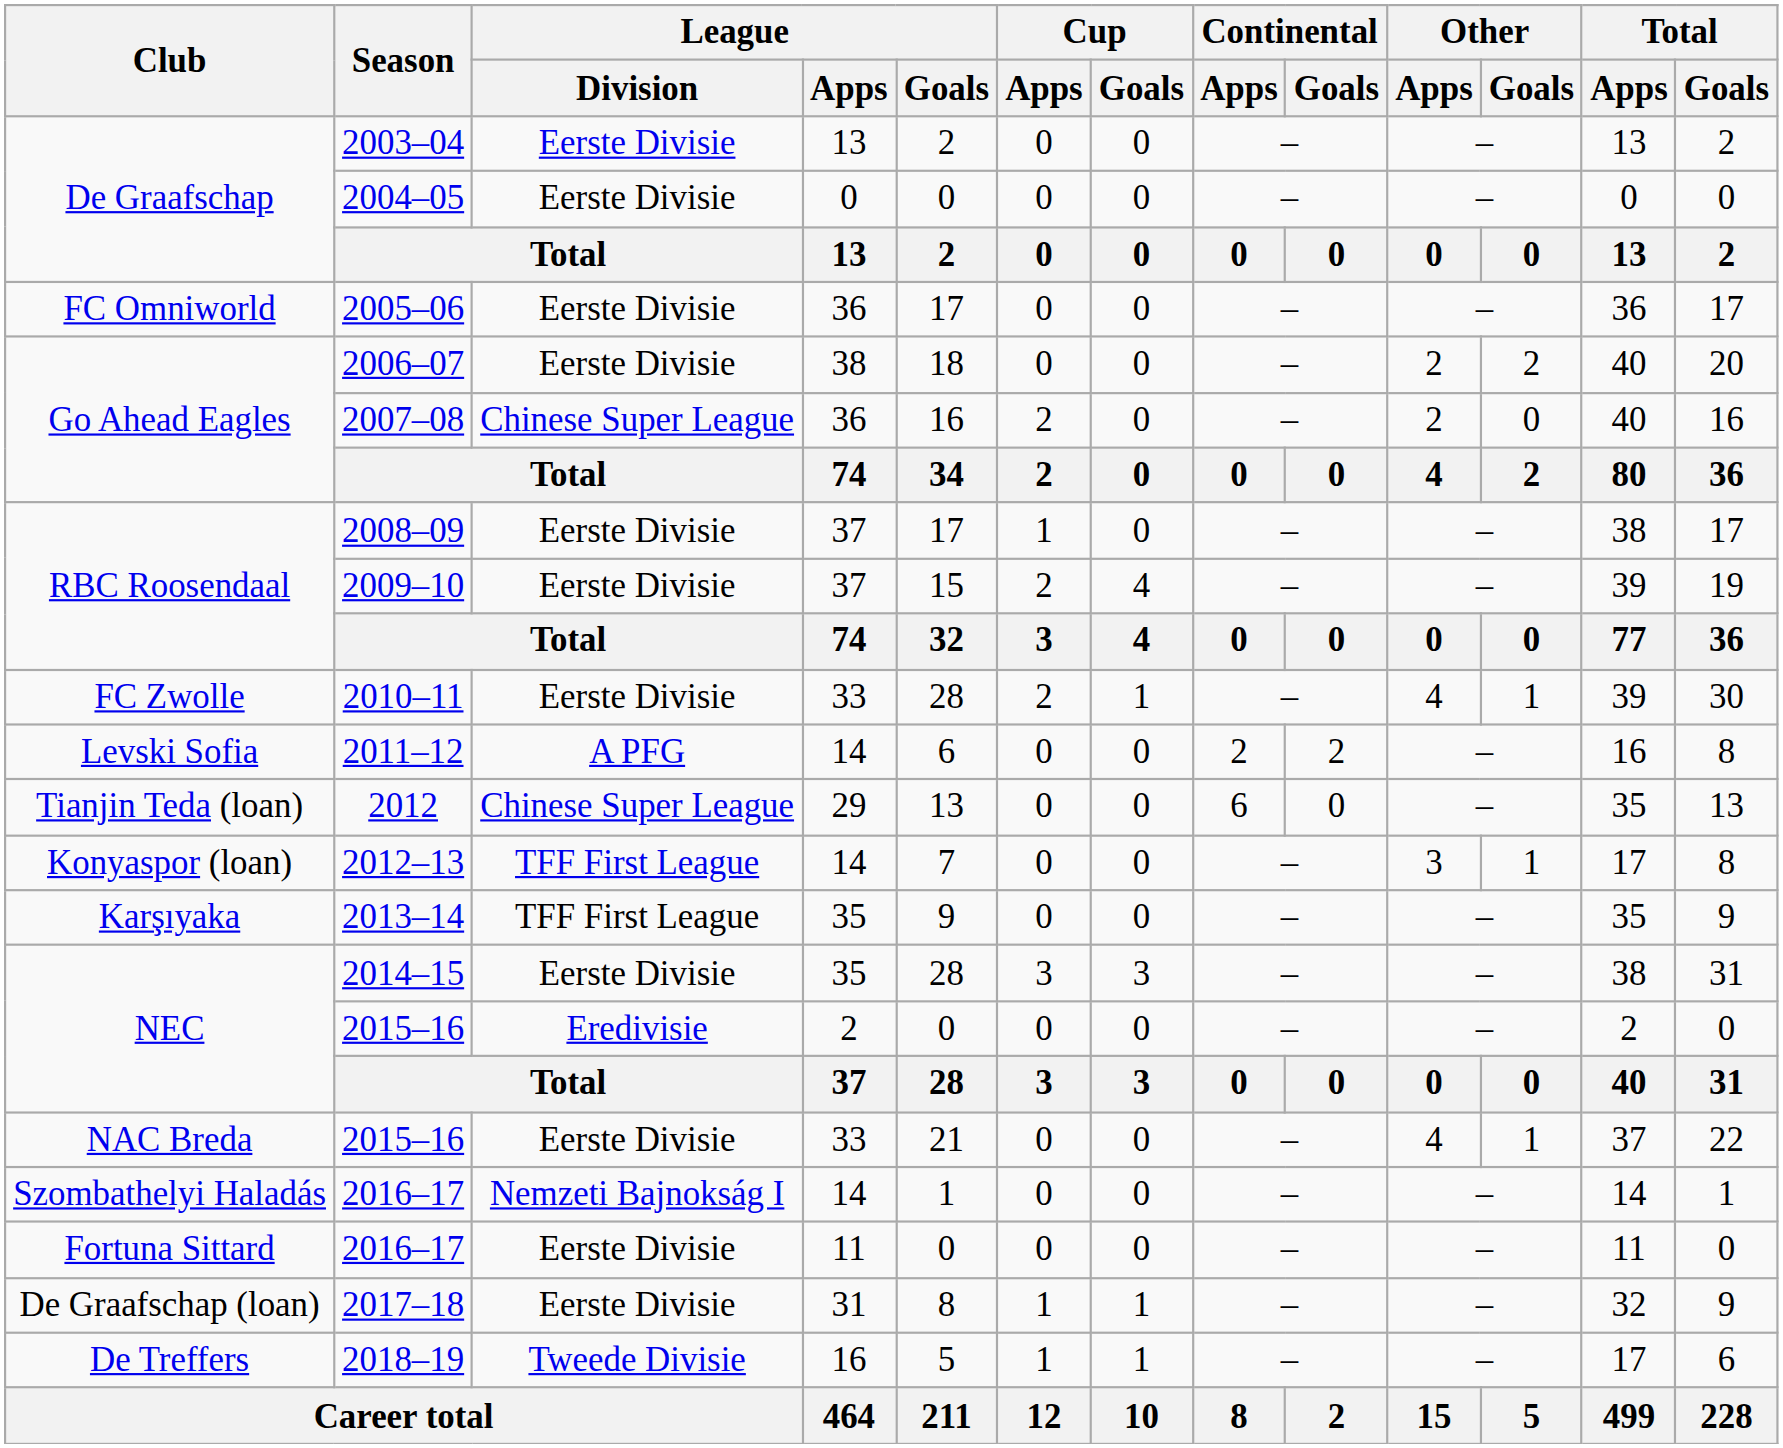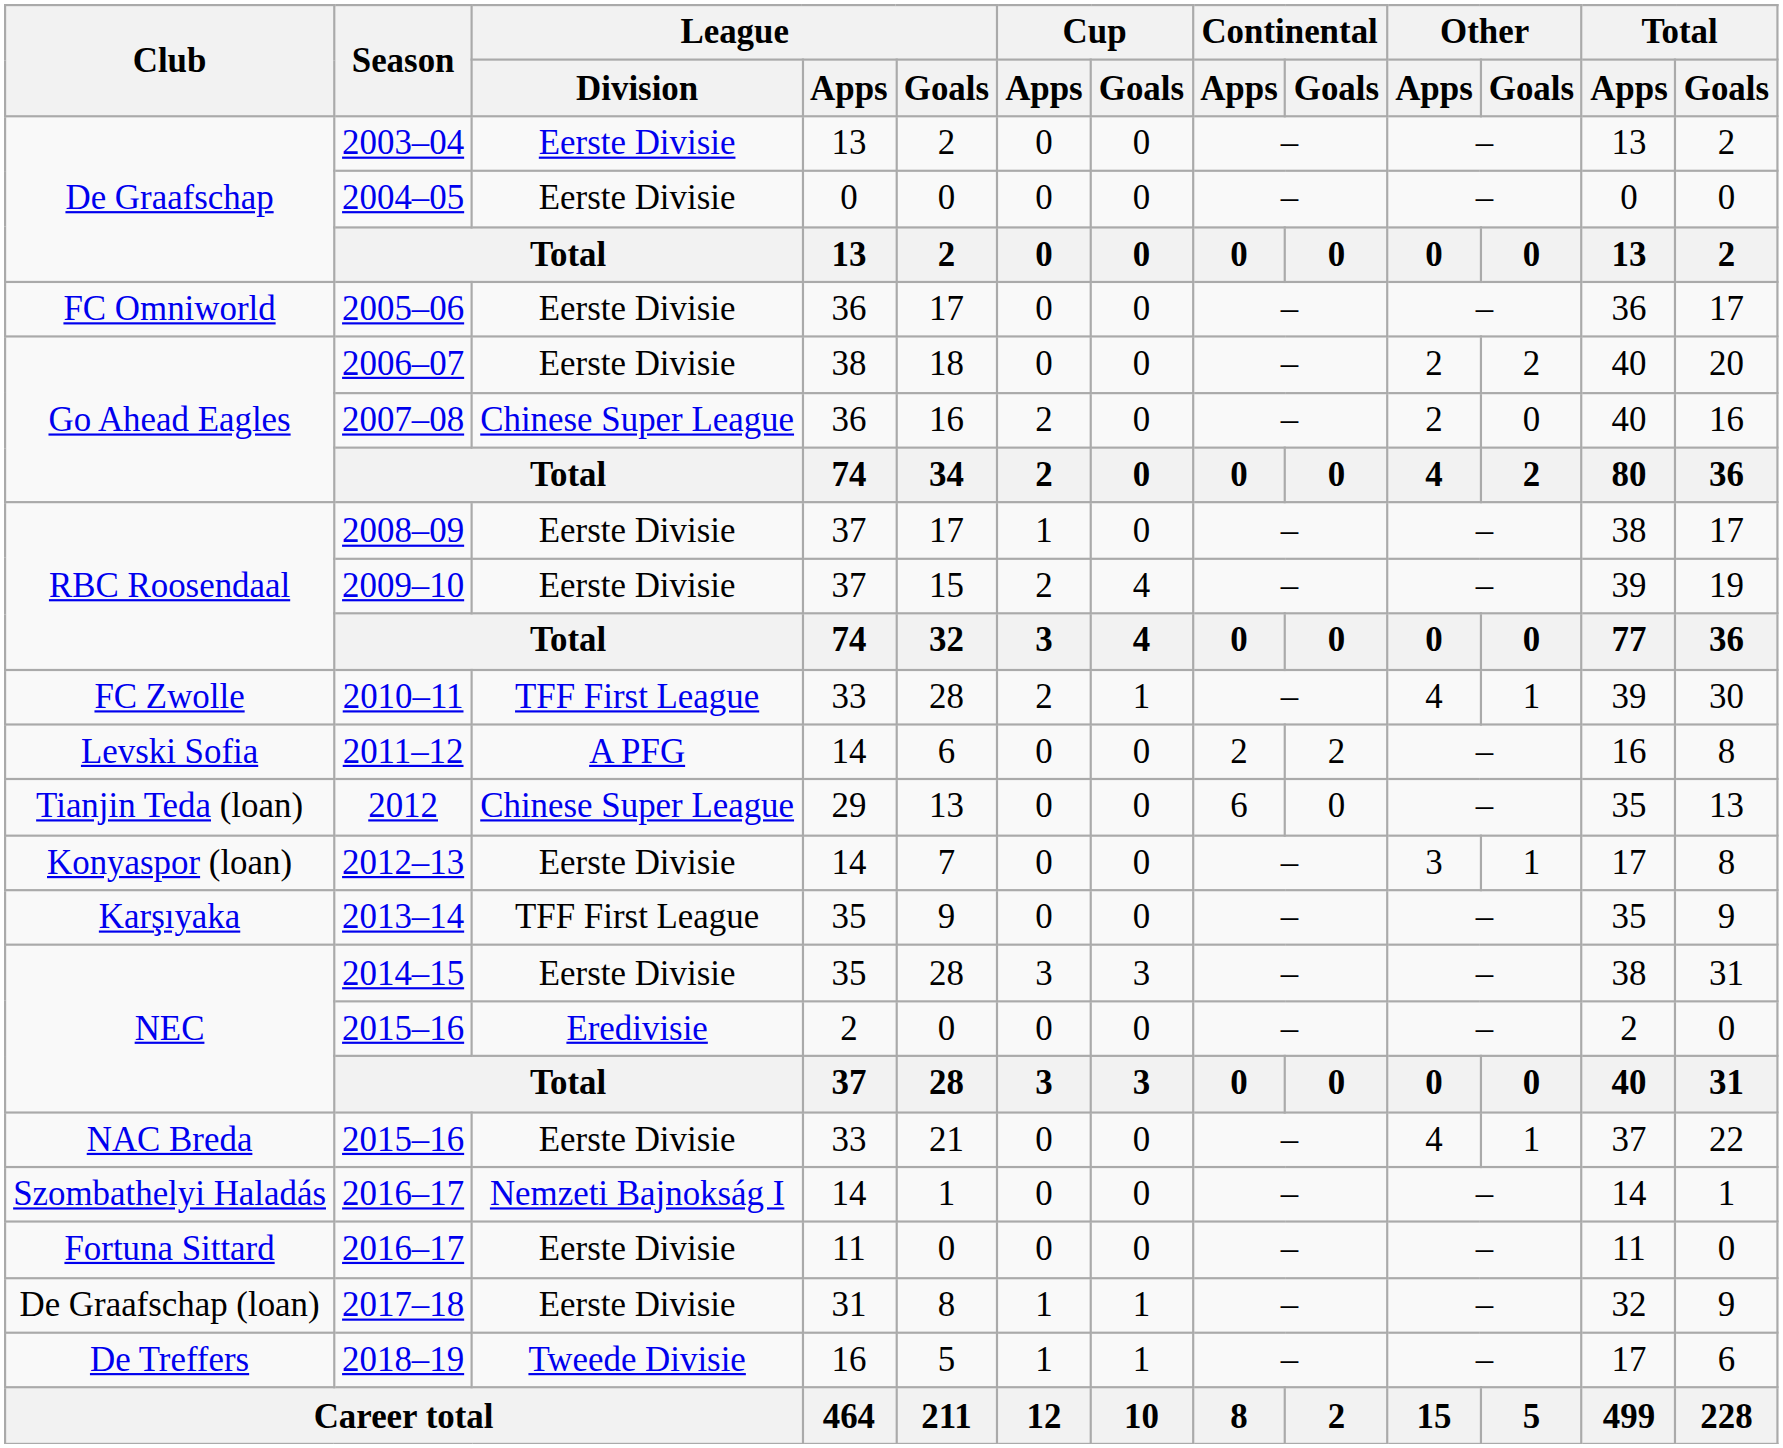(637, 695) Eerste Divisie -> (637, 695) TFF First League
(637, 861) TFF First League -> (637, 861) Eerste Divisie
